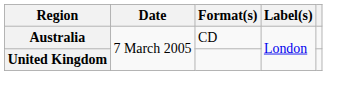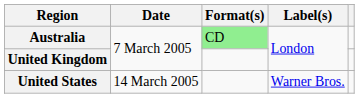(208, 37) no background -> (215, 37) lightgreen background
+ row: (57, 81)
